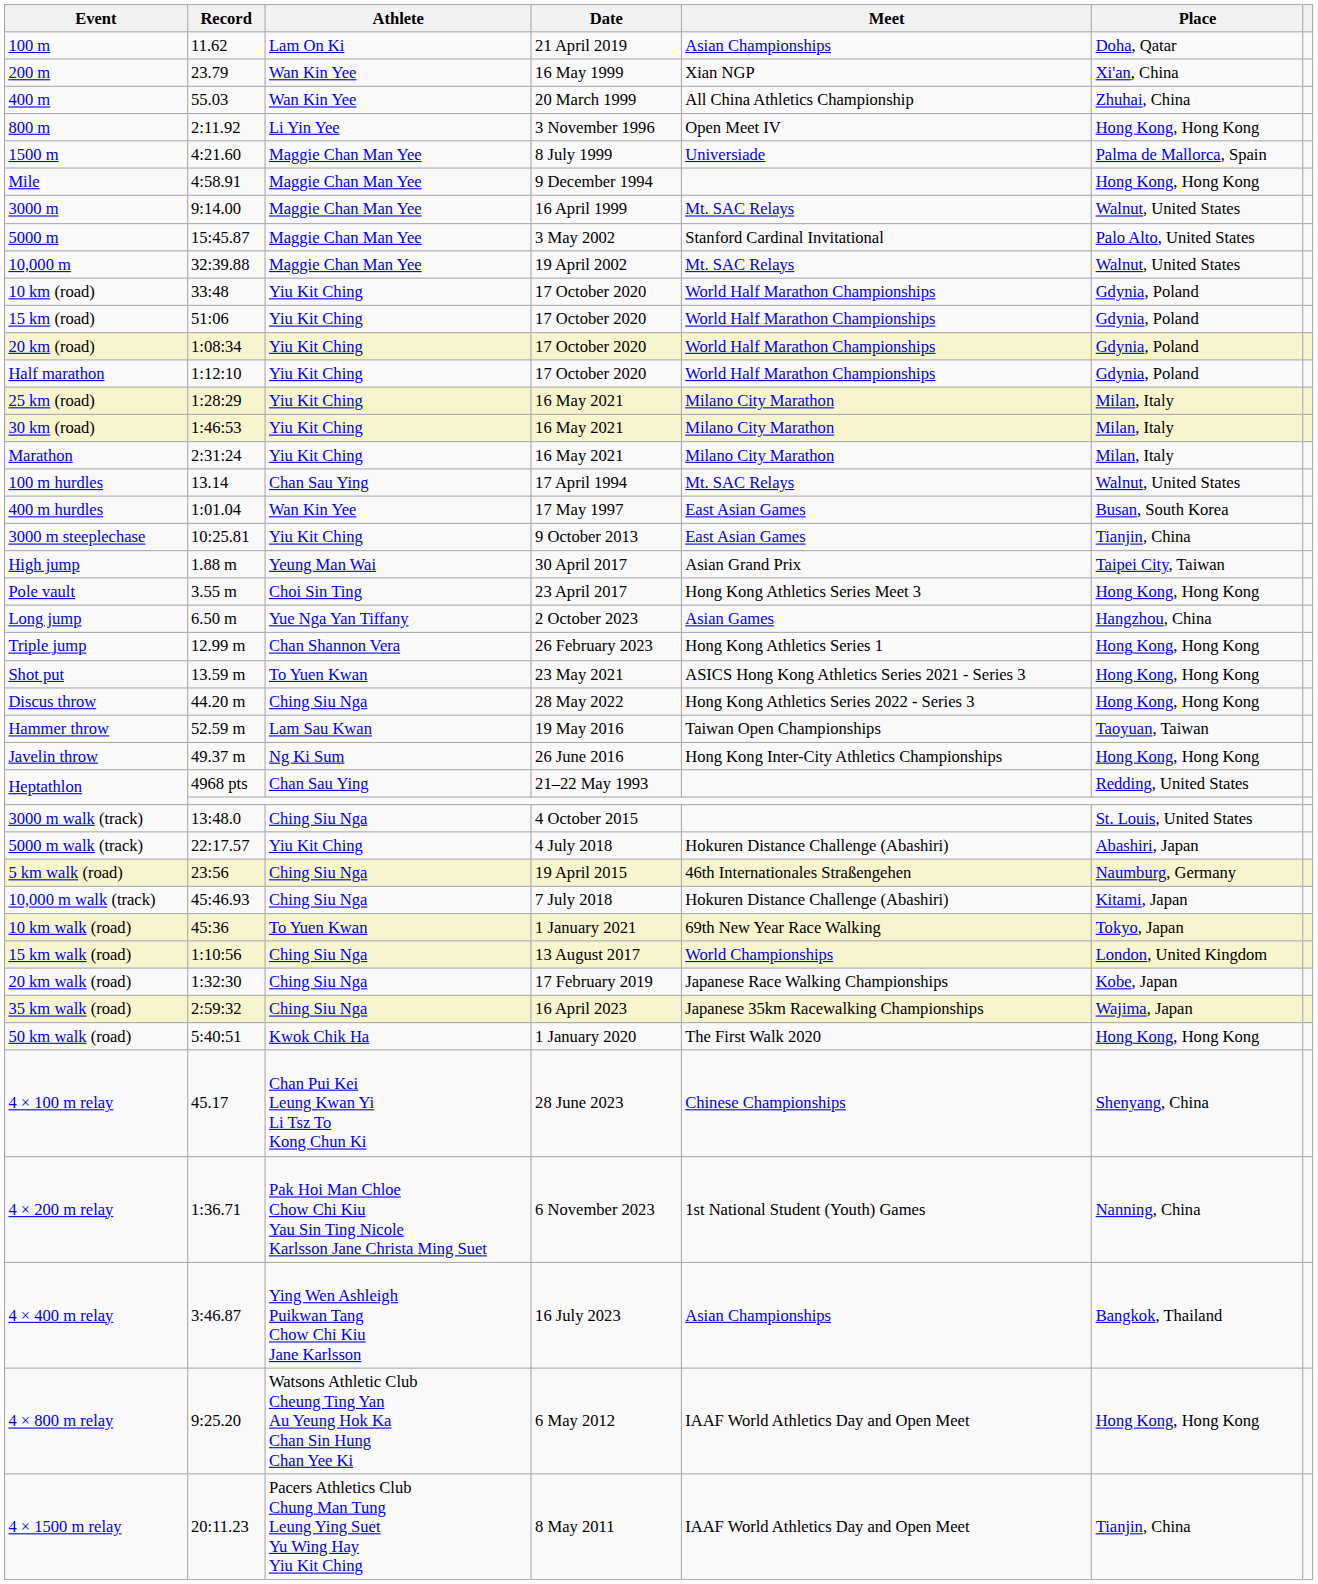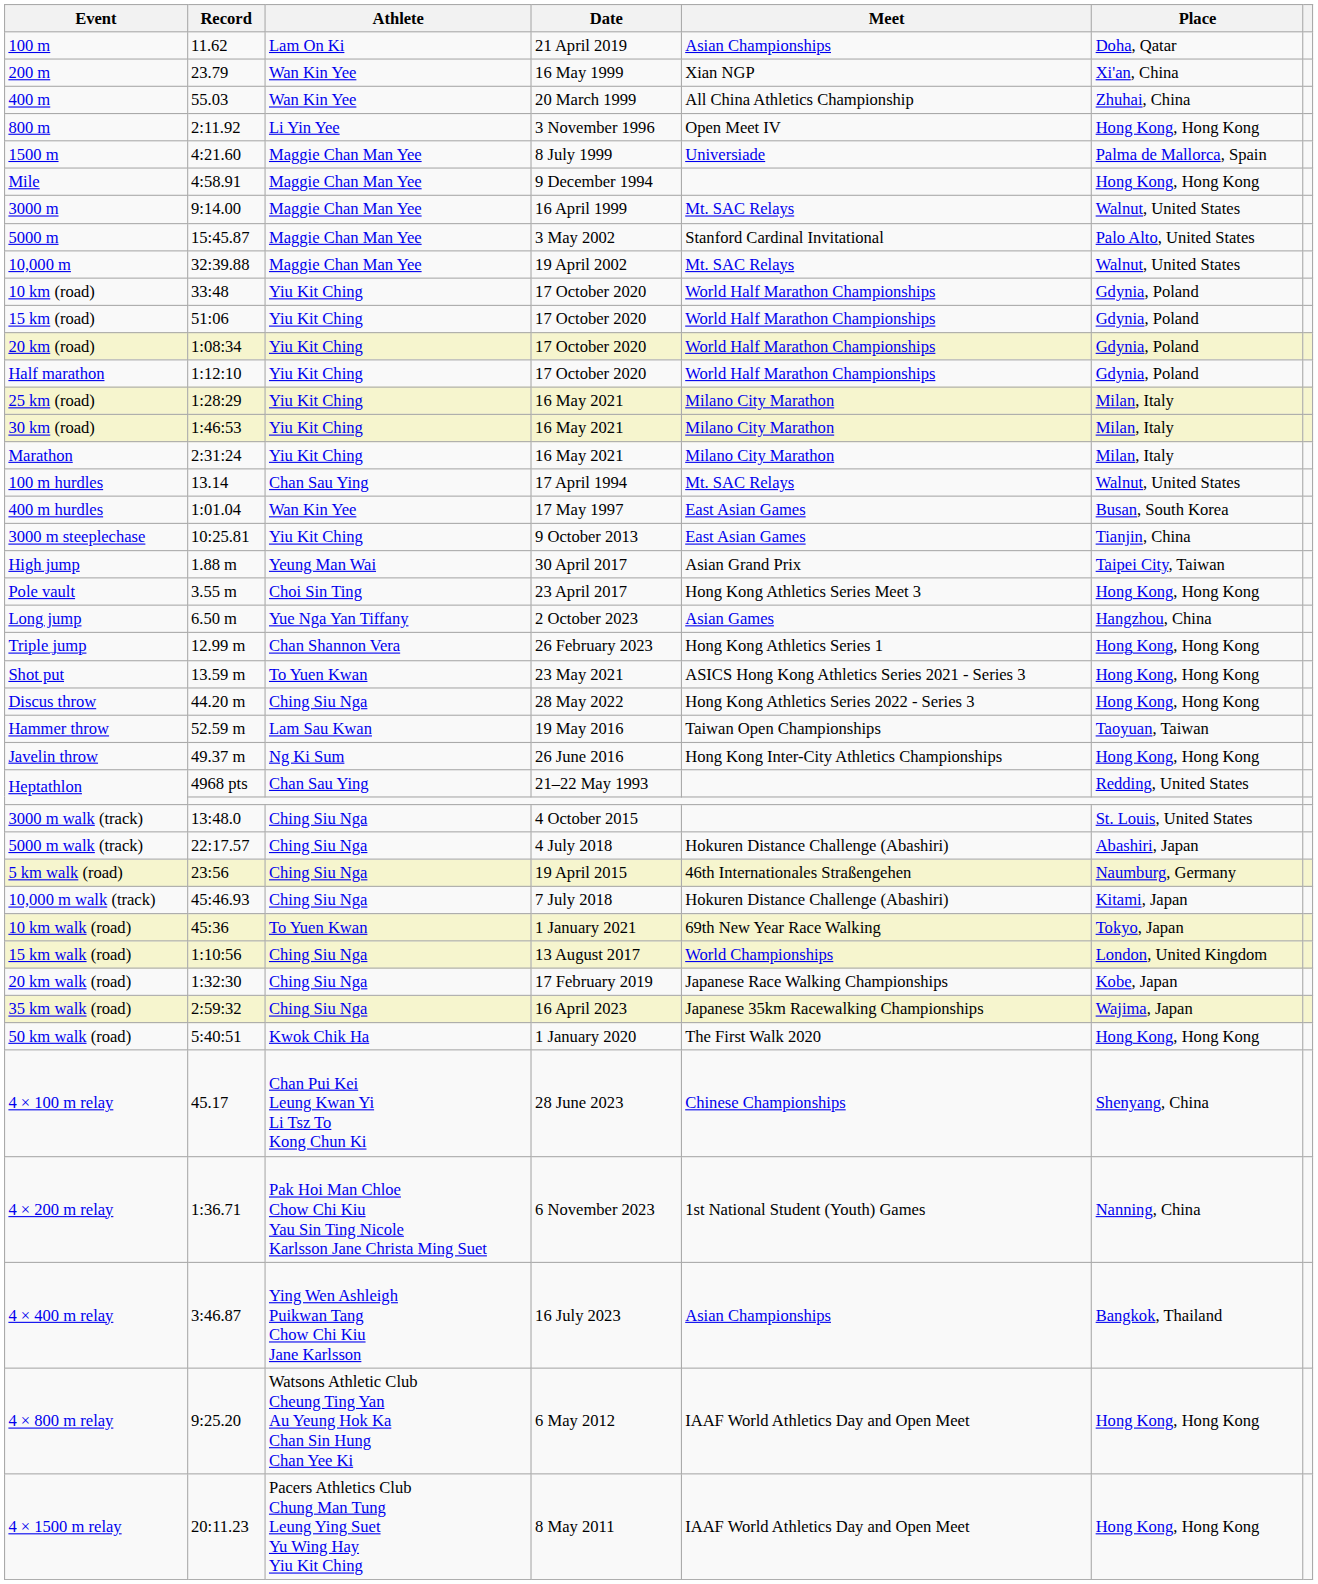(316, 845) Yiu Kit Ching -> (318, 845) Ching Siu Nga
(1143, 1526) Tianjin, China -> (1178, 1526) Hong Kong, Hong Kong
